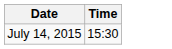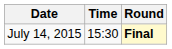+ column: (144, 14)
